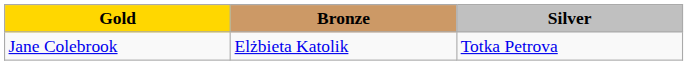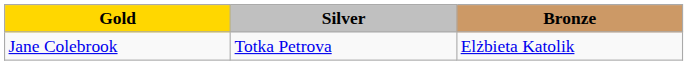columns swapped: (570, 18) <-> (344, 18)
